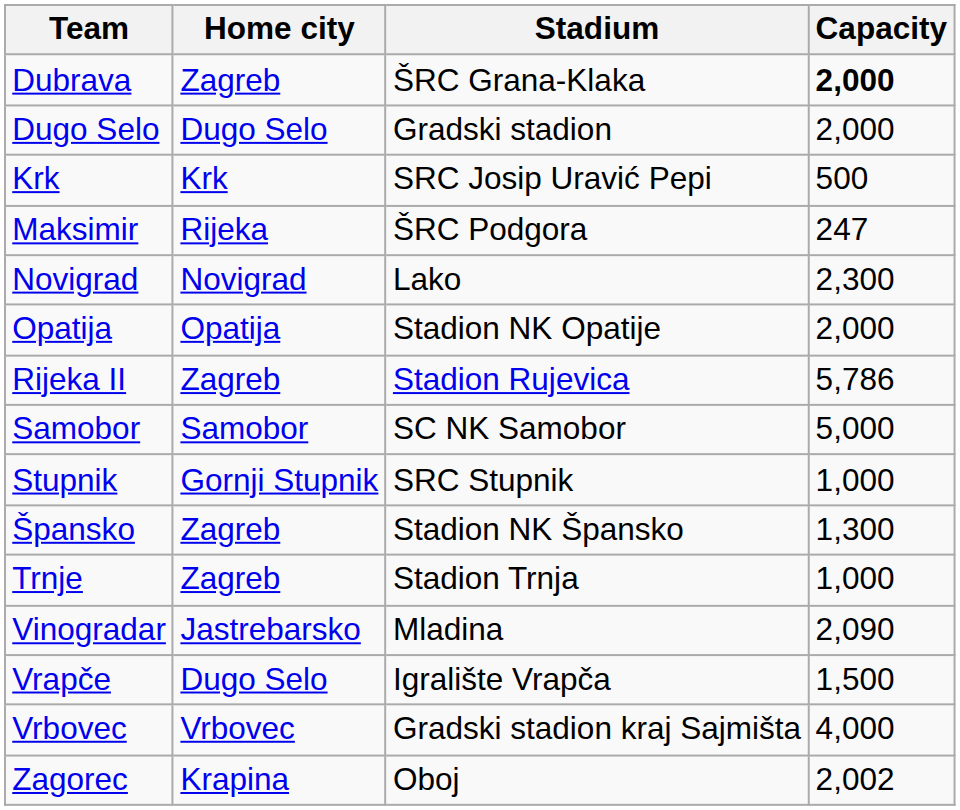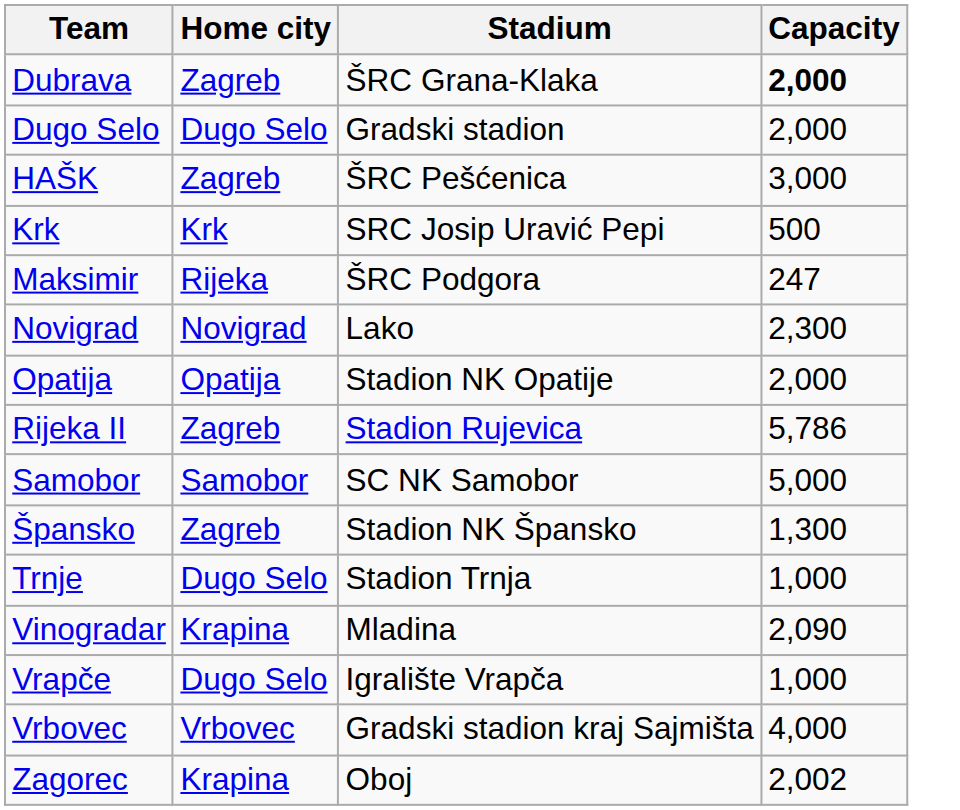+ row: (55, 179)
- row: (65, 479)
(230, 579) Zagreb -> (254, 579) Dugo Selo
(271, 629) Jastrebarsko -> (235, 629) Krapina
(855, 679) 1,500 -> (808, 679) 1,000
